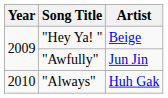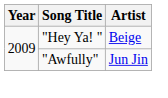- row: (69, 81)
